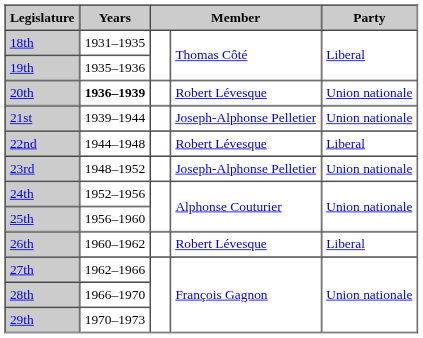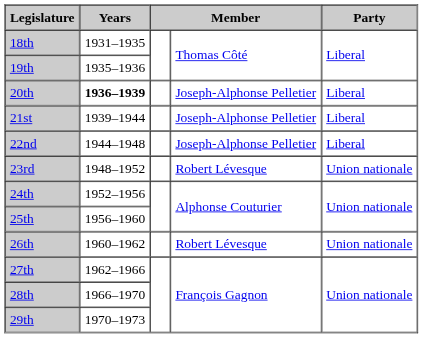(221, 93) Robert Lévesque -> (246, 93) Joseph-Alphonse Pelletier
(369, 93) Union nationale -> (346, 93) Liberal
(369, 118) Union nationale -> (346, 118) Liberal
(221, 143) Robert Lévesque -> (246, 143) Joseph-Alphonse Pelletier
(246, 168) Joseph-Alphonse Pelletier -> (221, 168) Robert Lévesque
(346, 244) Liberal -> (369, 244) Union nationale
